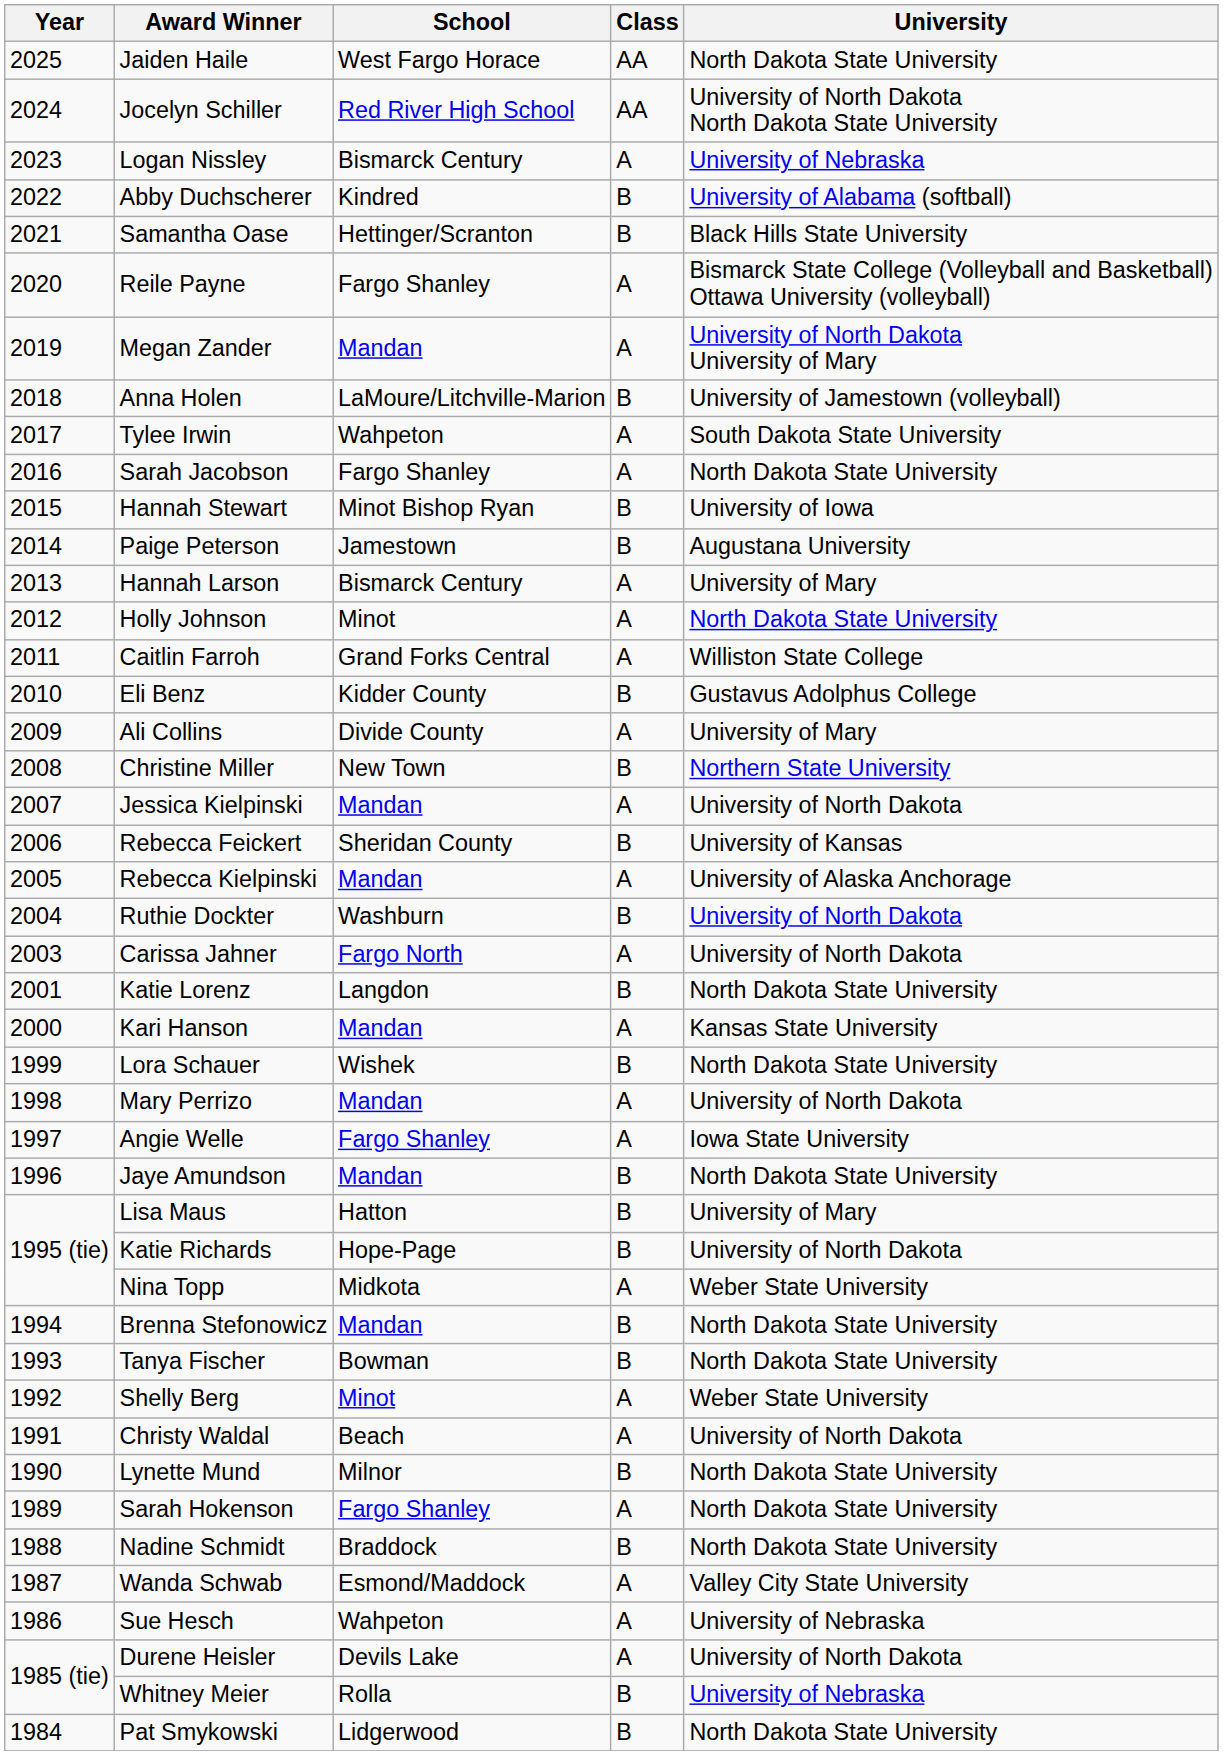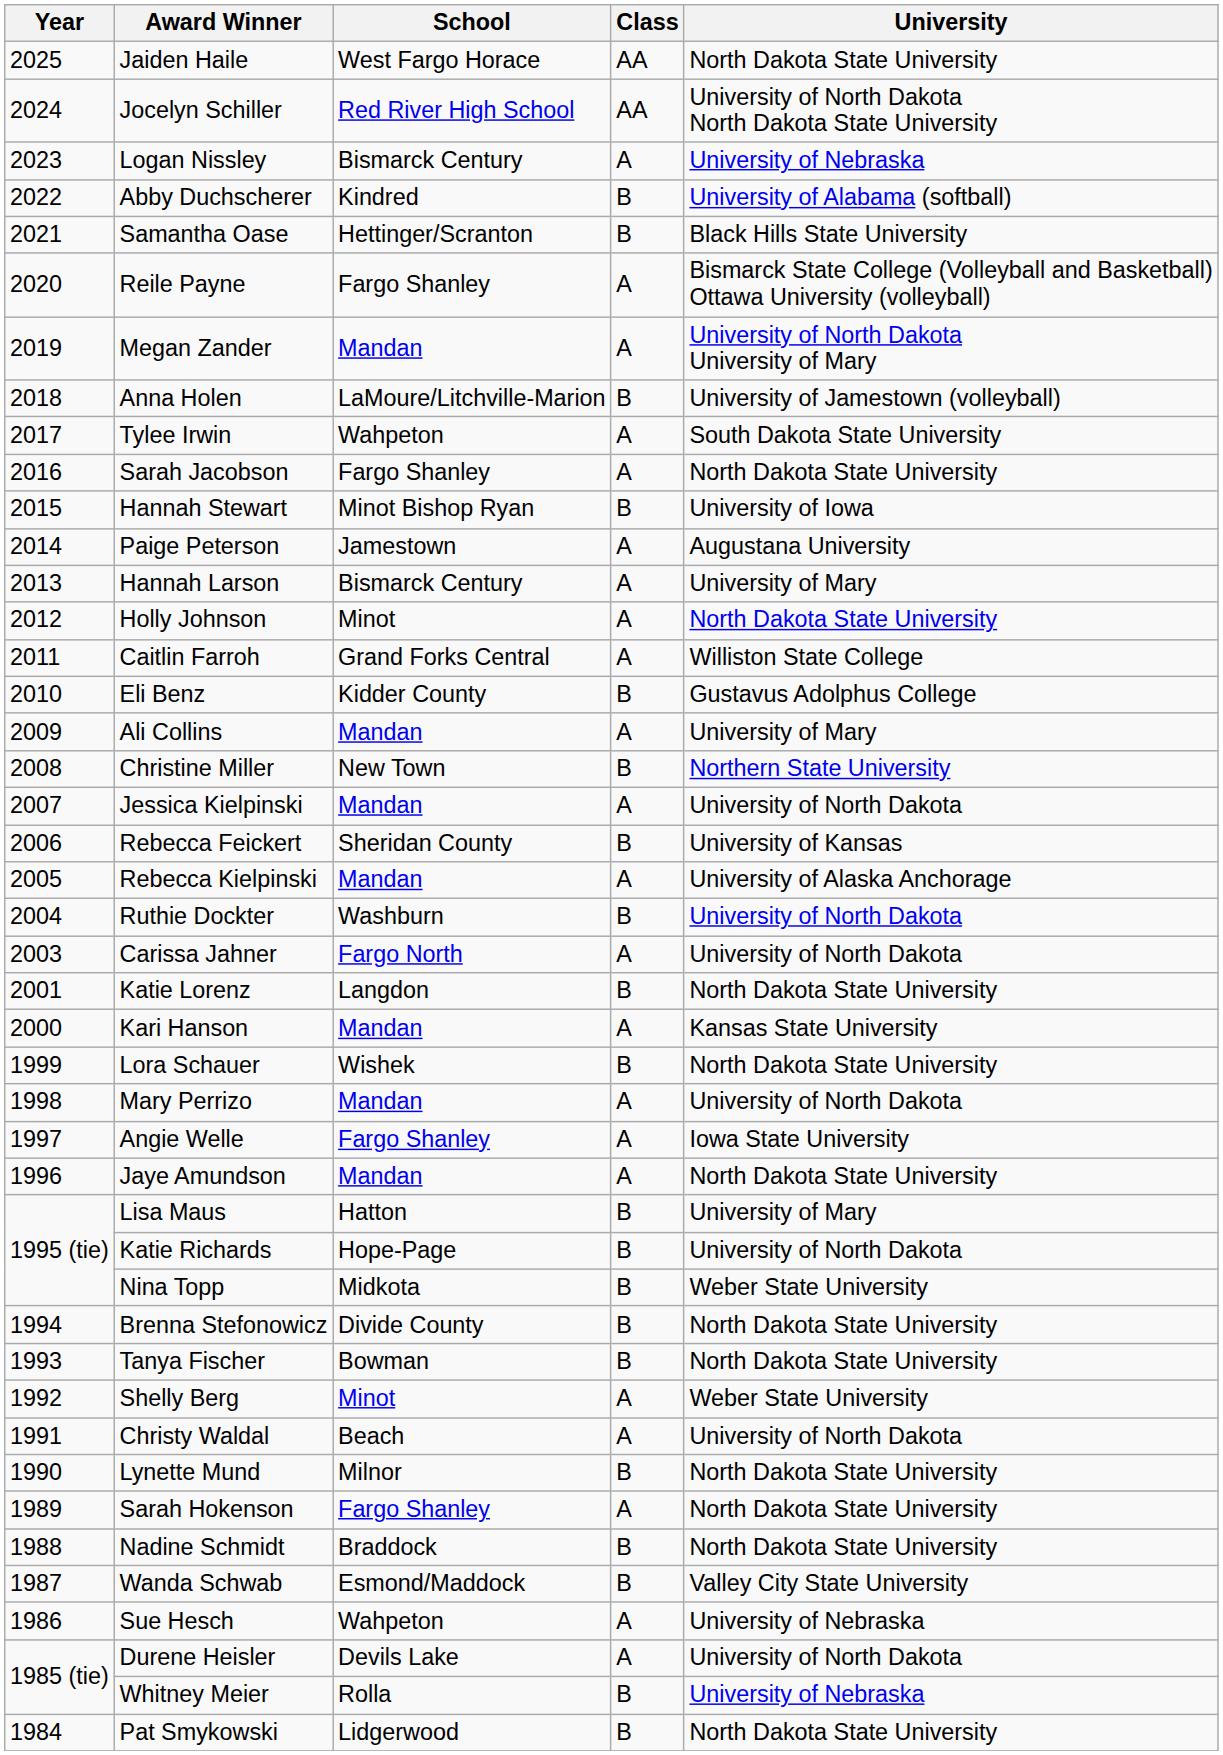(624, 546) B -> (624, 546) A
(411, 731) Divide County -> (380, 731) Mandan
(624, 1176) B -> (624, 1176) A
(624, 1287) A -> (624, 1287) B
(380, 1324) Mandan -> (411, 1324) Divide County
(624, 1583) A -> (624, 1583) B
